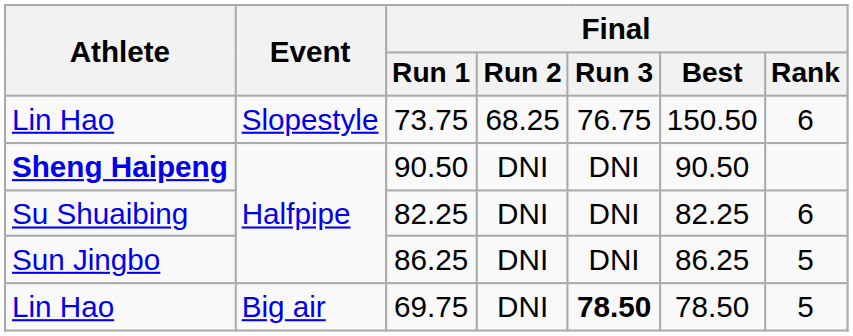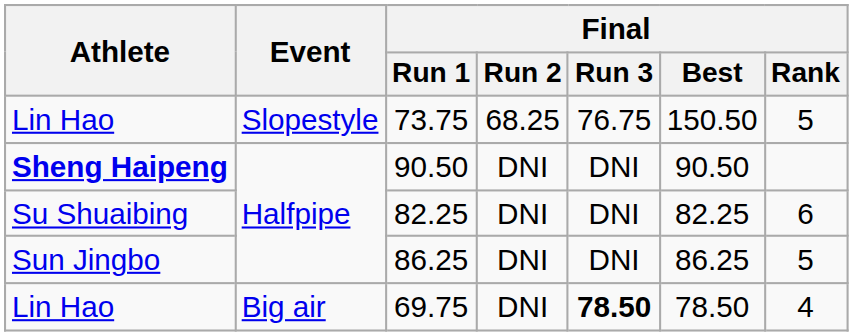(805, 120) 6 -> (805, 120) 5
(805, 307) 5 -> (805, 307) 4
